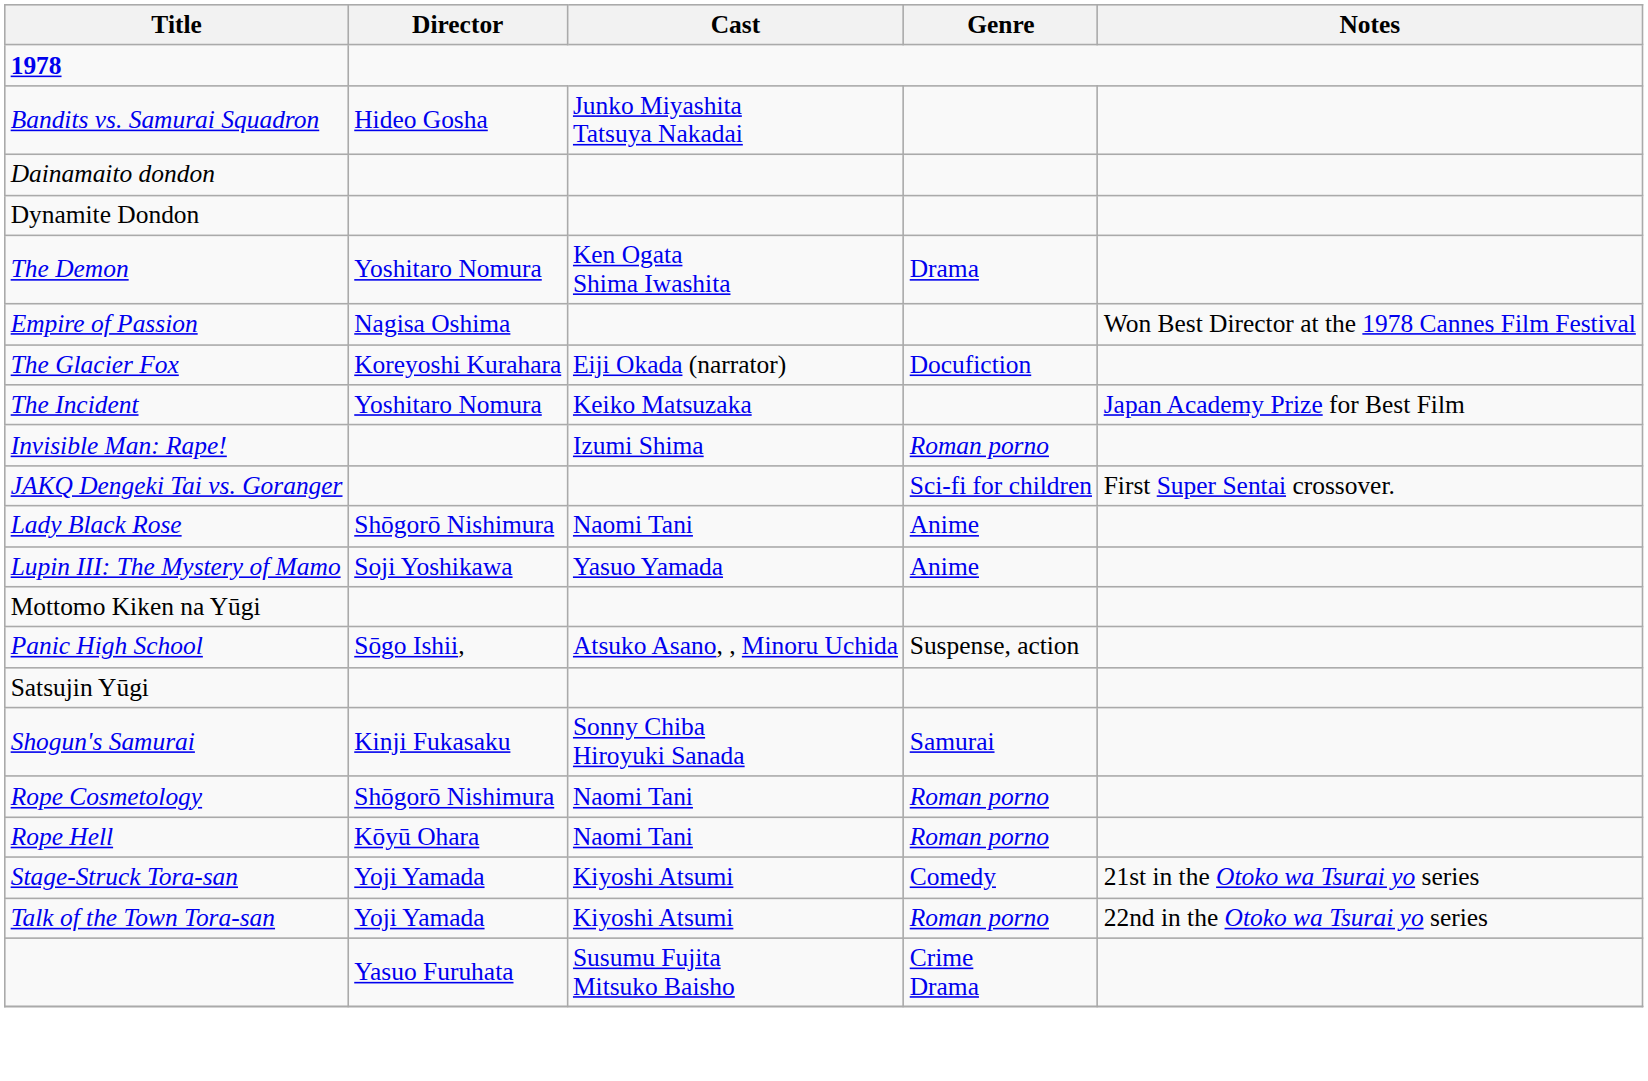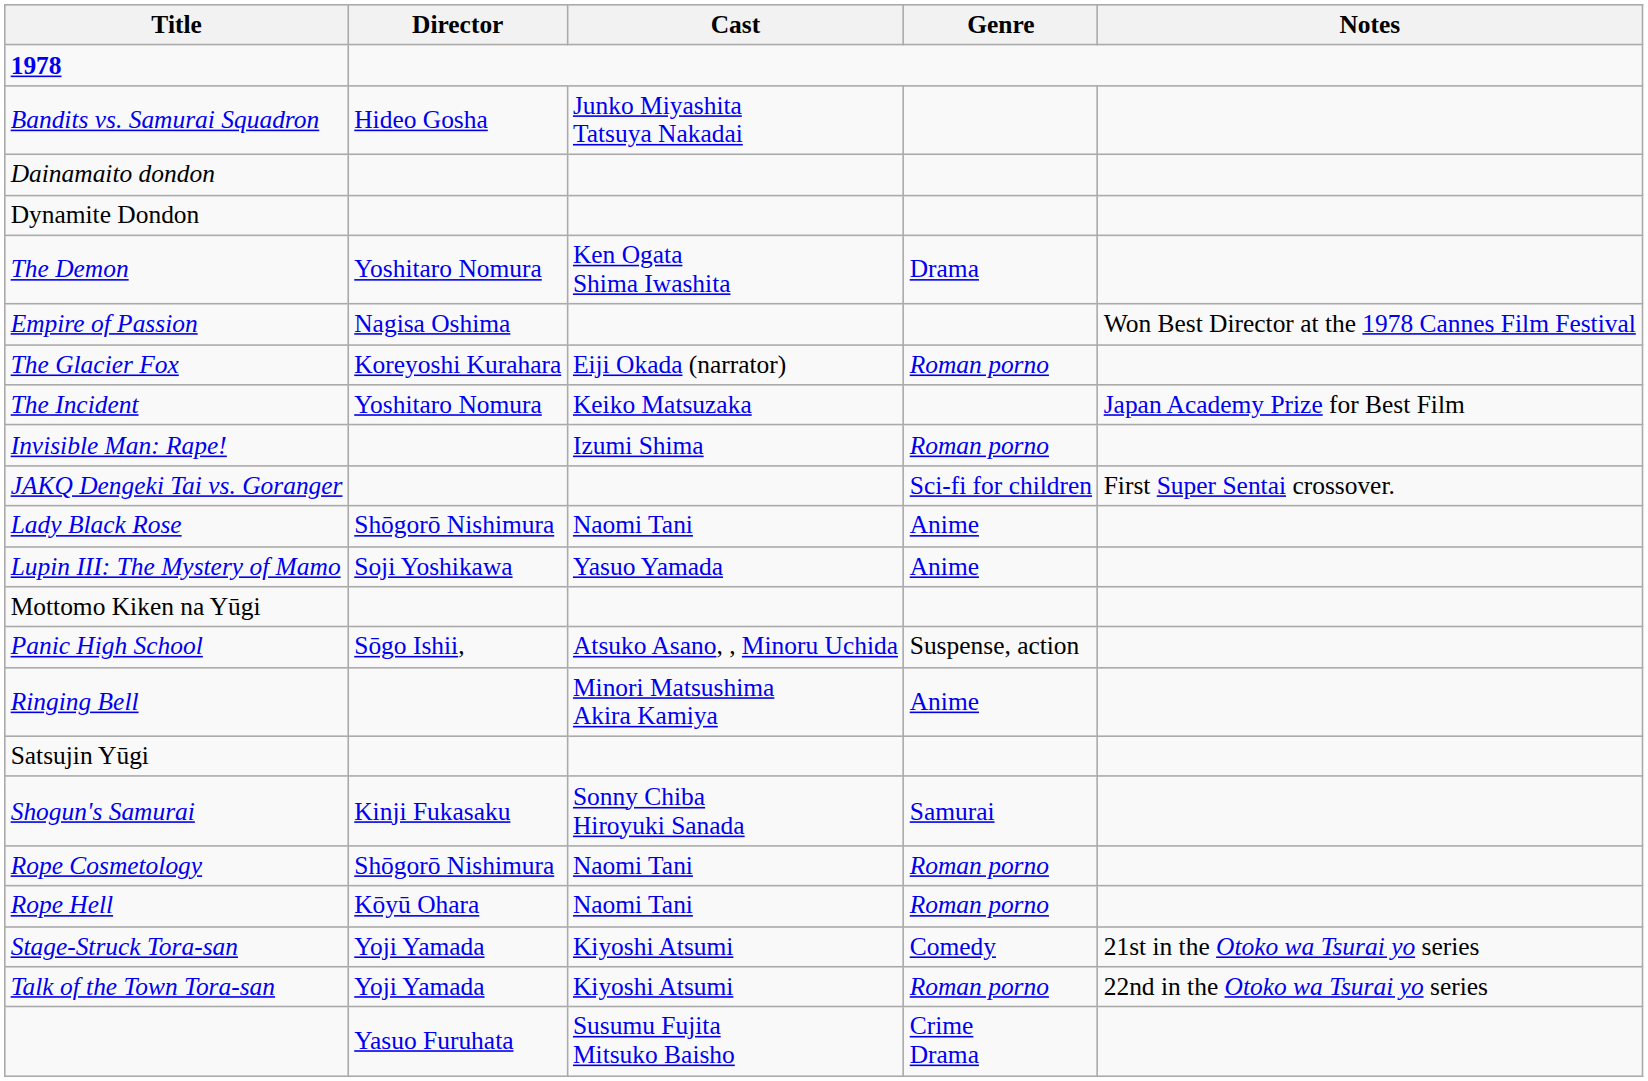(970, 364) Docufiction -> (979, 364) Roman porno
+ row: (75, 701)
